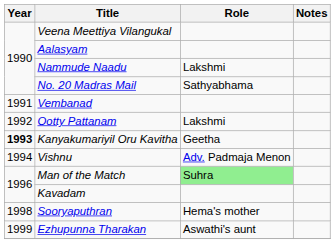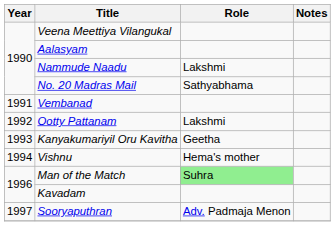(20, 139) bold -> (20, 139) normal
(237, 157) Adv. Padmaja Menon -> (221, 157) Hema's mother
(20, 211) 1998 -> (20, 211) 1997
(221, 211) Hema's mother -> (237, 211) Adv. Padmaja Menon
- row: (92, 229)
